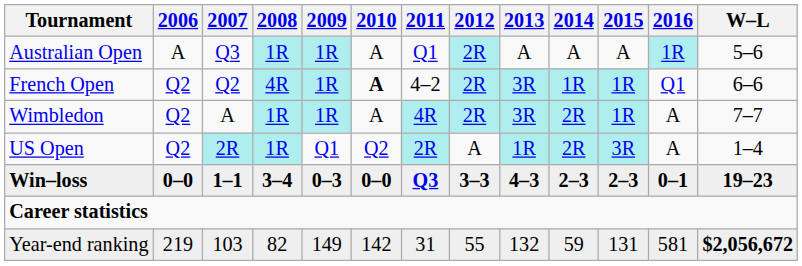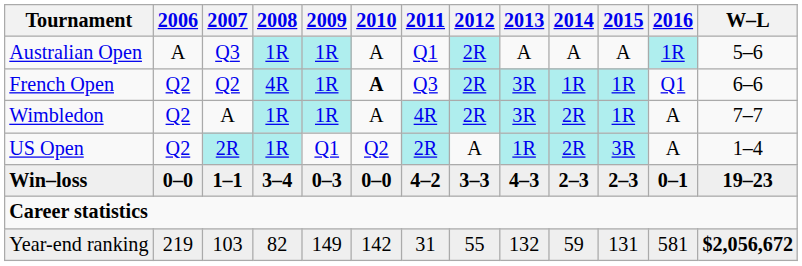(425, 84) 4–2 -> (425, 84) Q3
(425, 180) Q3 -> (425, 180) 4–2
